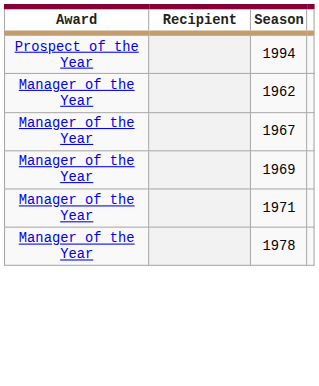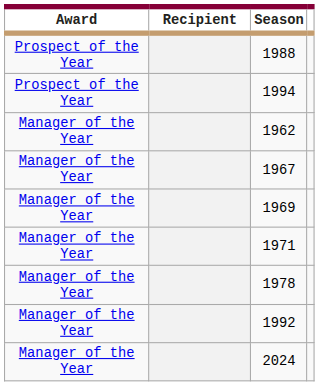+ row: (279, 55)
+ row: (279, 323)
+ row: (279, 362)
